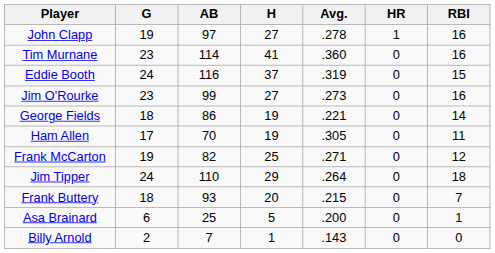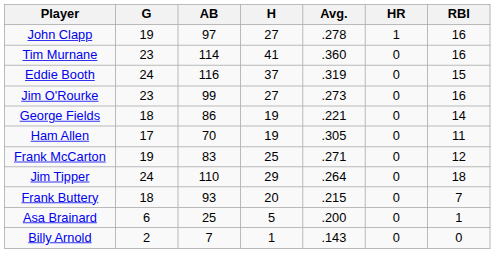(209, 156) 82 -> (209, 156) 83
